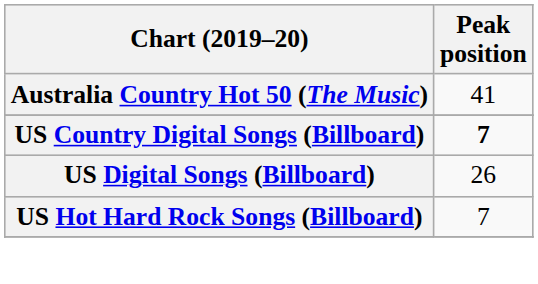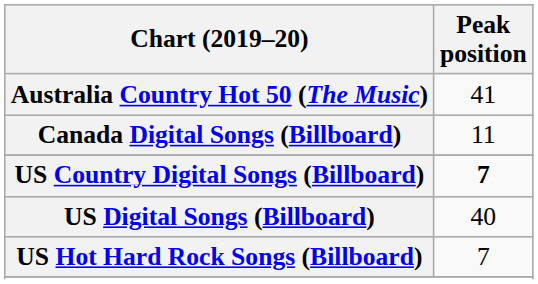+ row: (219, 134)
(483, 175) 26 -> (483, 216) 40
